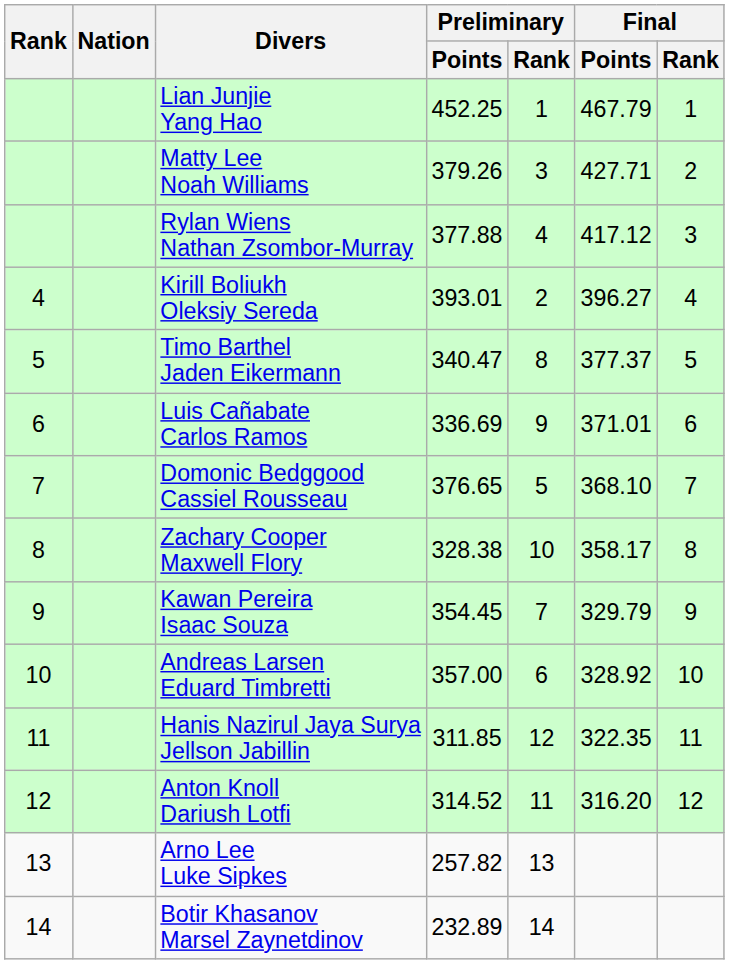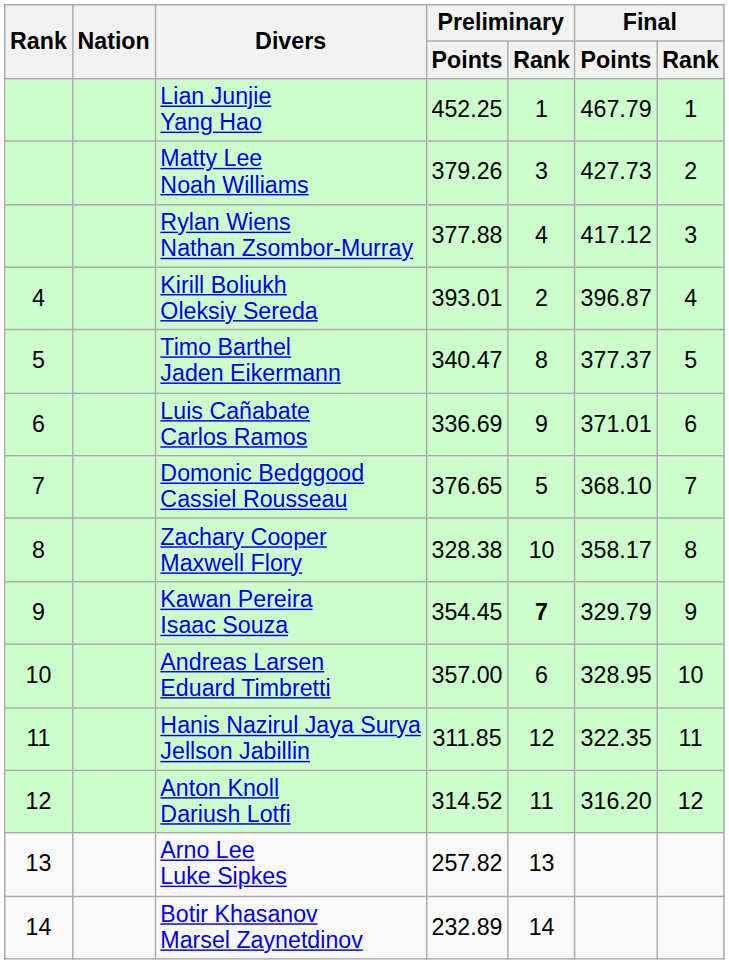(616, 172) 427.71 -> (616, 172) 427.73
(616, 298) 396.27 -> (616, 298) 396.87
(542, 612) normal -> (542, 612) bold
(616, 675) 328.92 -> (616, 675) 328.95
